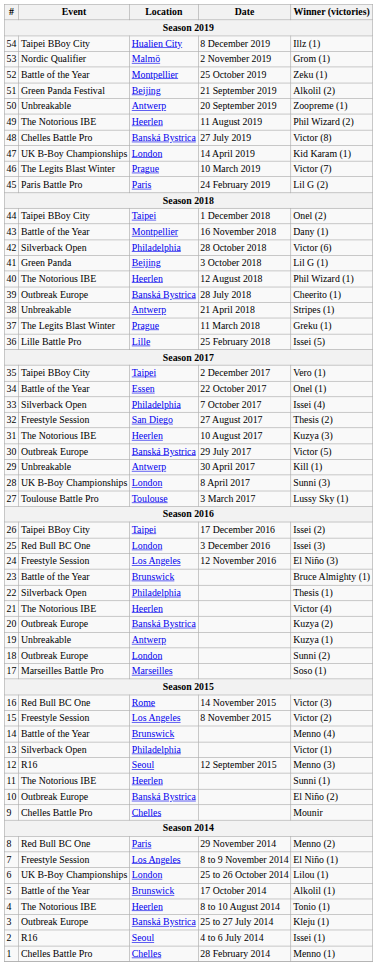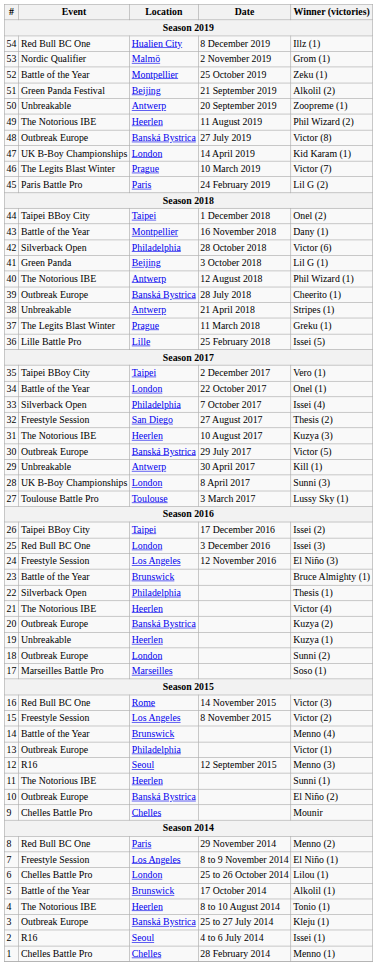(55, 43) Taipei BBoy City -> (56, 43) Red Bull BC One
(57, 137) Chelles Battle Pro -> (55, 137) Outbreak Europe
(147, 278) Heerlen -> (149, 278) Antwerp
(143, 388) Essen -> (147, 388) London
(149, 639) Antwerp -> (147, 639) Heerlen
(54, 749) Silverback Open -> (55, 749) Outbreak Europe
(74, 875) UK B-Boy Championships -> (57, 875) Chelles Battle Pro
